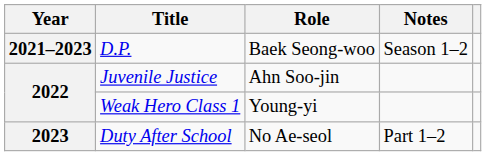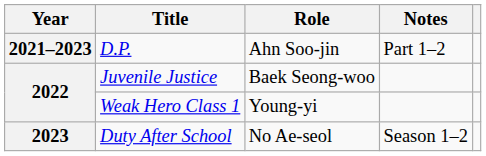(312, 48) Baek Seong-woo -> (294, 48) Ahn Soo-jin
(426, 48) Season 1–2 -> (414, 48) Part 1–2
(294, 77) Ahn Soo-jin -> (312, 77) Baek Seong-woo
(414, 135) Part 1–2 -> (426, 135) Season 1–2
